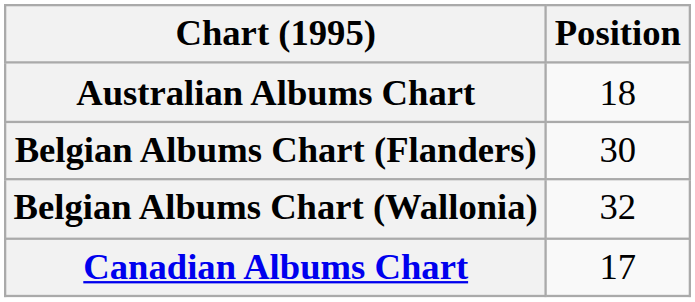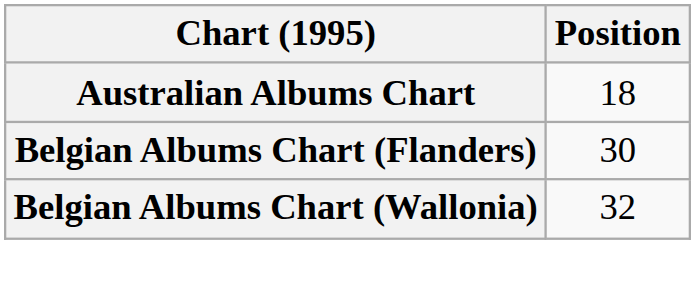- row: (276, 265)
